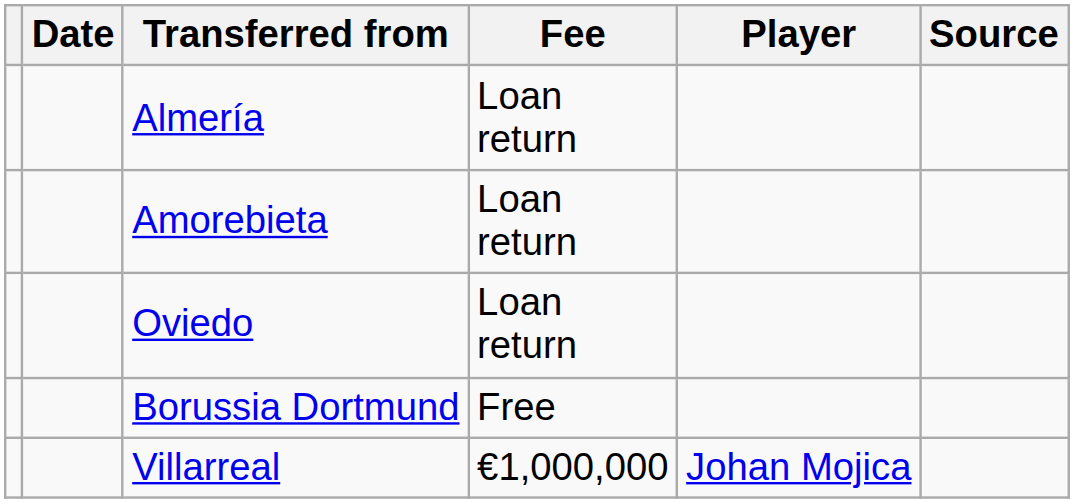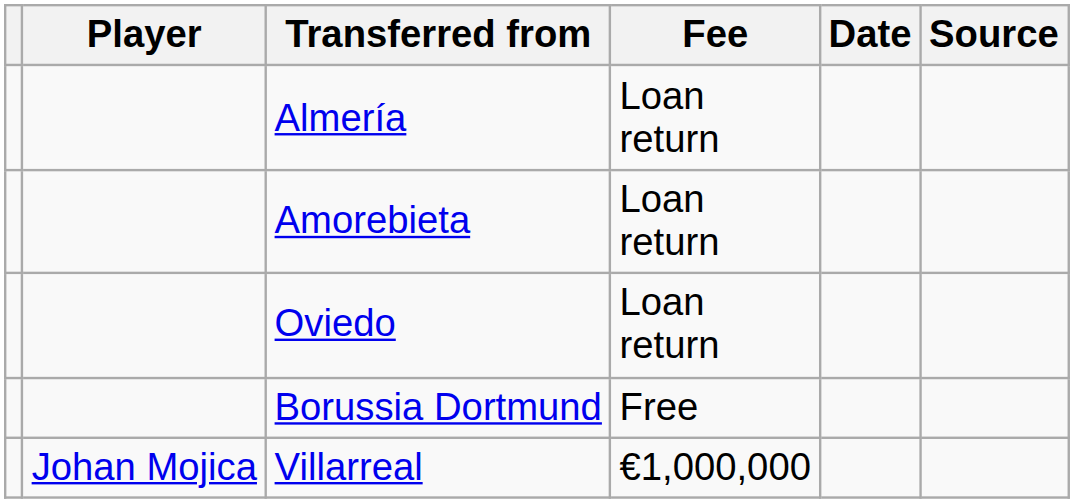columns swapped: (799, 34) <-> (73, 34)
